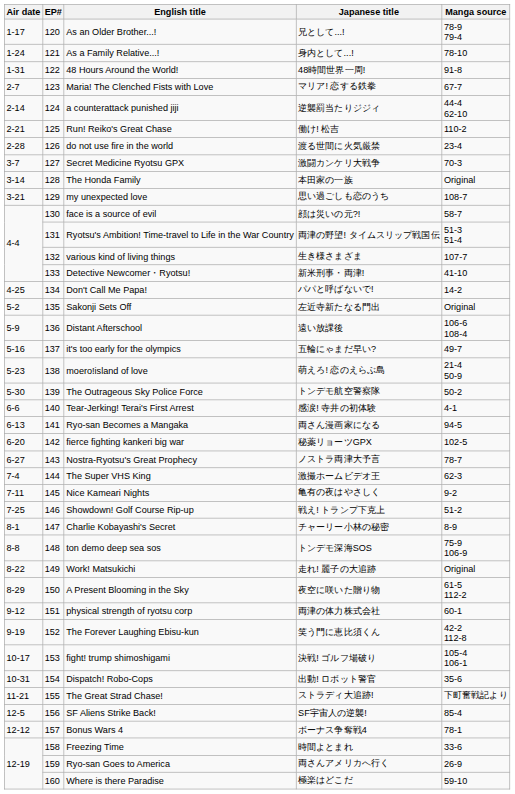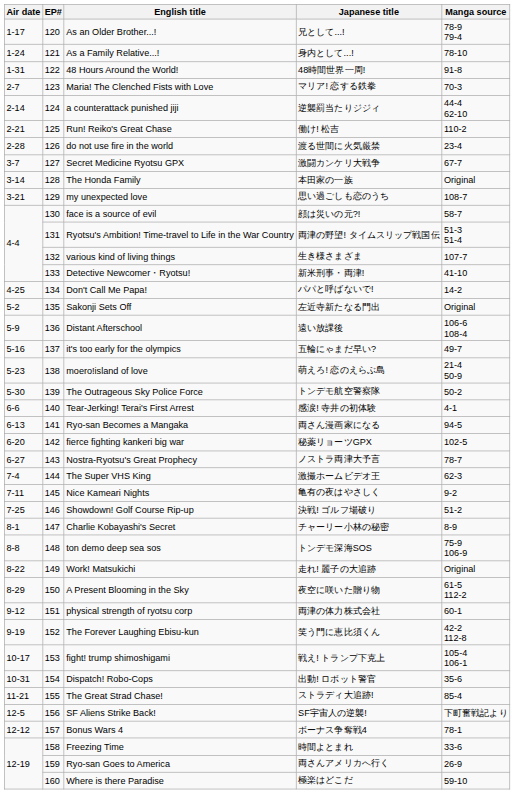(453, 87) 67-7 -> (453, 87) 70-3
(453, 163) 70-3 -> (453, 163) 67-7
(342, 510) 戦え! トランプ下克上 -> (337, 510) 決戦! ゴルフ場破り
(337, 657) 決戦! ゴルフ場破り -> (342, 657) 戦え! トランプ下克上
(476, 695) 下町奮戦記より -> (453, 696) 85-4
(453, 713) 85-4 -> (476, 712) 下町奮戦記より
